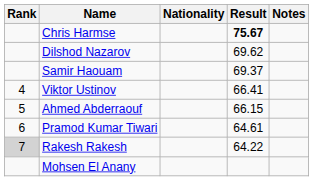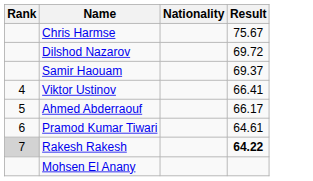- column: (289, 14)
(248, 33) bold -> (248, 33) normal
(248, 52) 69.62 -> (248, 52) 69.72
(248, 109) 66.15 -> (248, 109) 66.17
(248, 147) normal -> (248, 147) bold
